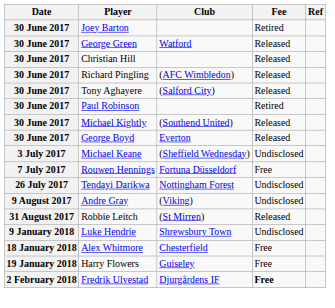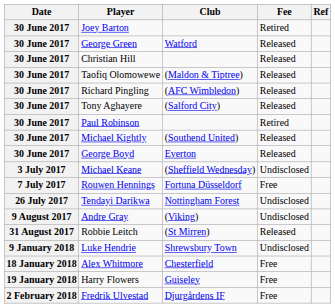+ row: (121, 75)
(264, 279) bold -> (269, 295) normal
